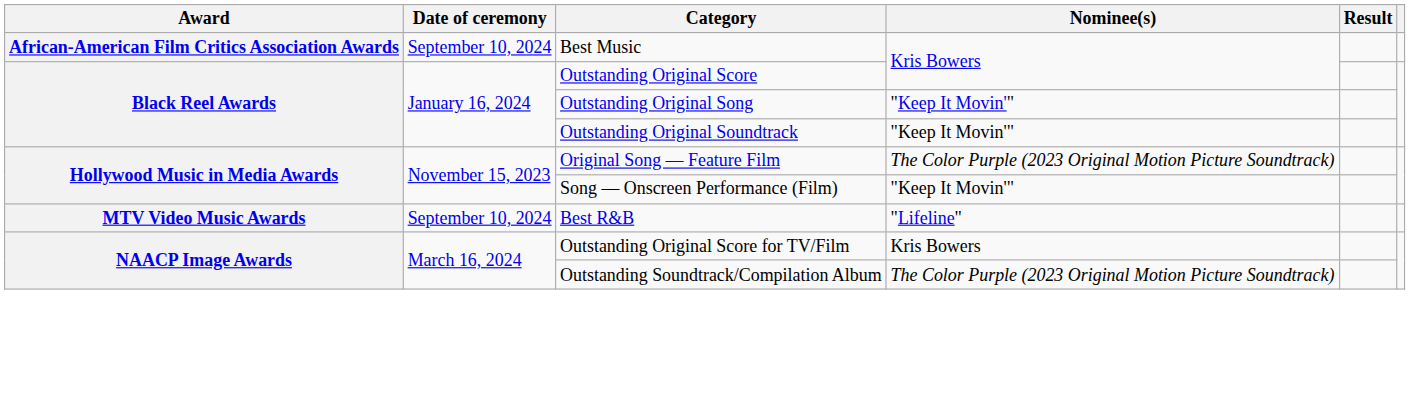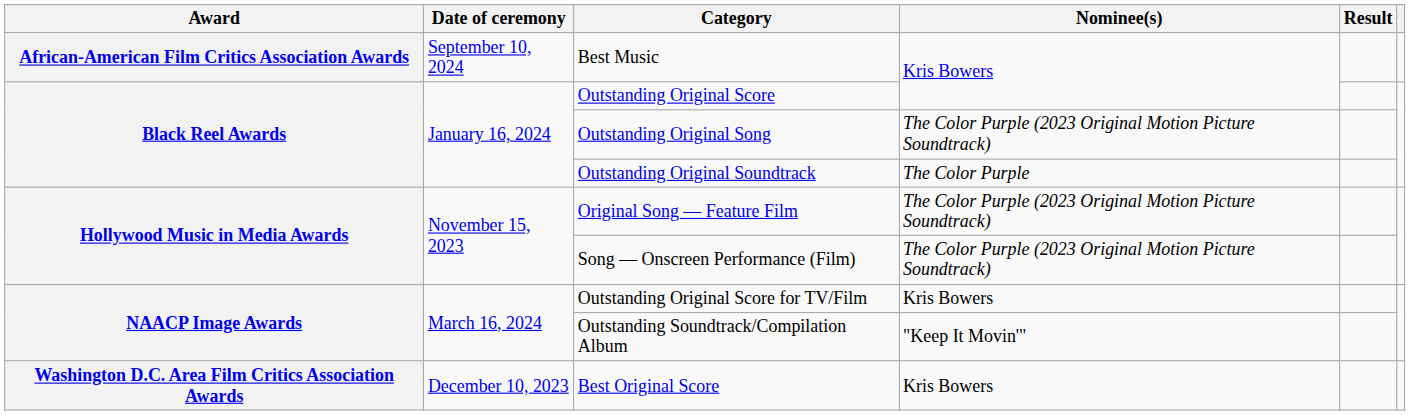(952, 103) "Keep It Movin'" -> (1079, 134) The Color Purple (2023 Original Motion Picture Soundtrack)
(952, 132) "Keep It Movin'" -> (966, 172) The Color Purple
(952, 189) "Keep It Movin'" -> (1079, 259) The Color Purple (2023 Original Motion Picture Soundtrack)
- row: (597, 217)
(1112, 274) The Color Purple (2023 Original Motion Picture Soundtrack) -> (965, 336) "Keep It Movin'"
+ row: (649, 385)
